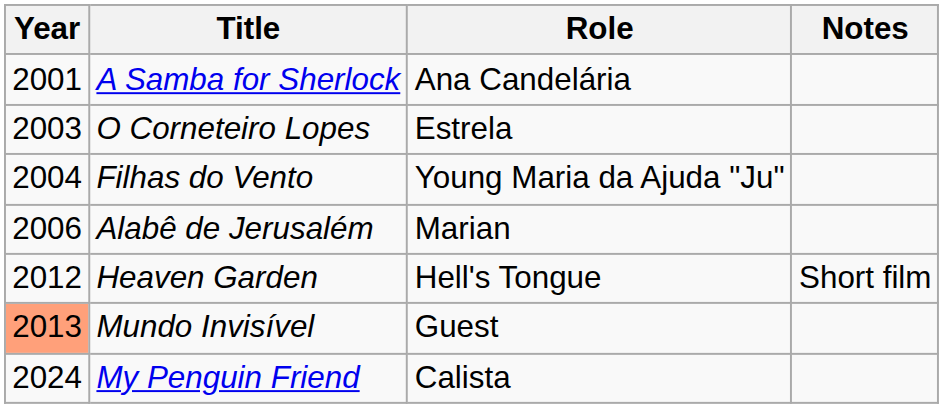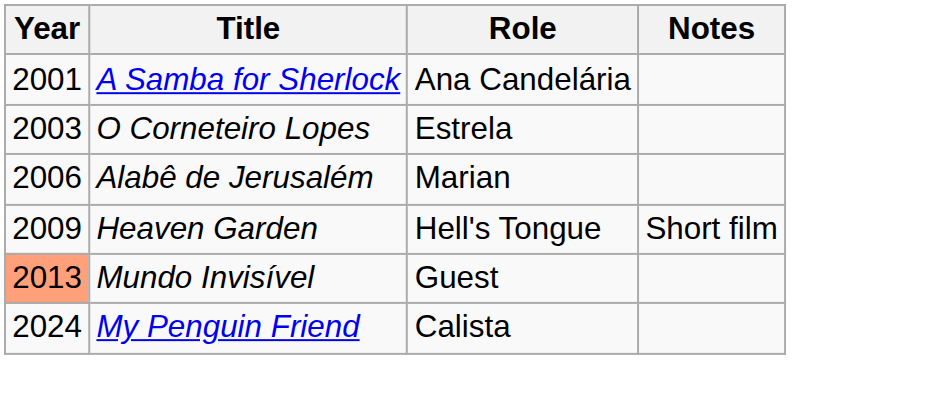- row: (205, 178)
(47, 278) 2012 -> (47, 228) 2009
